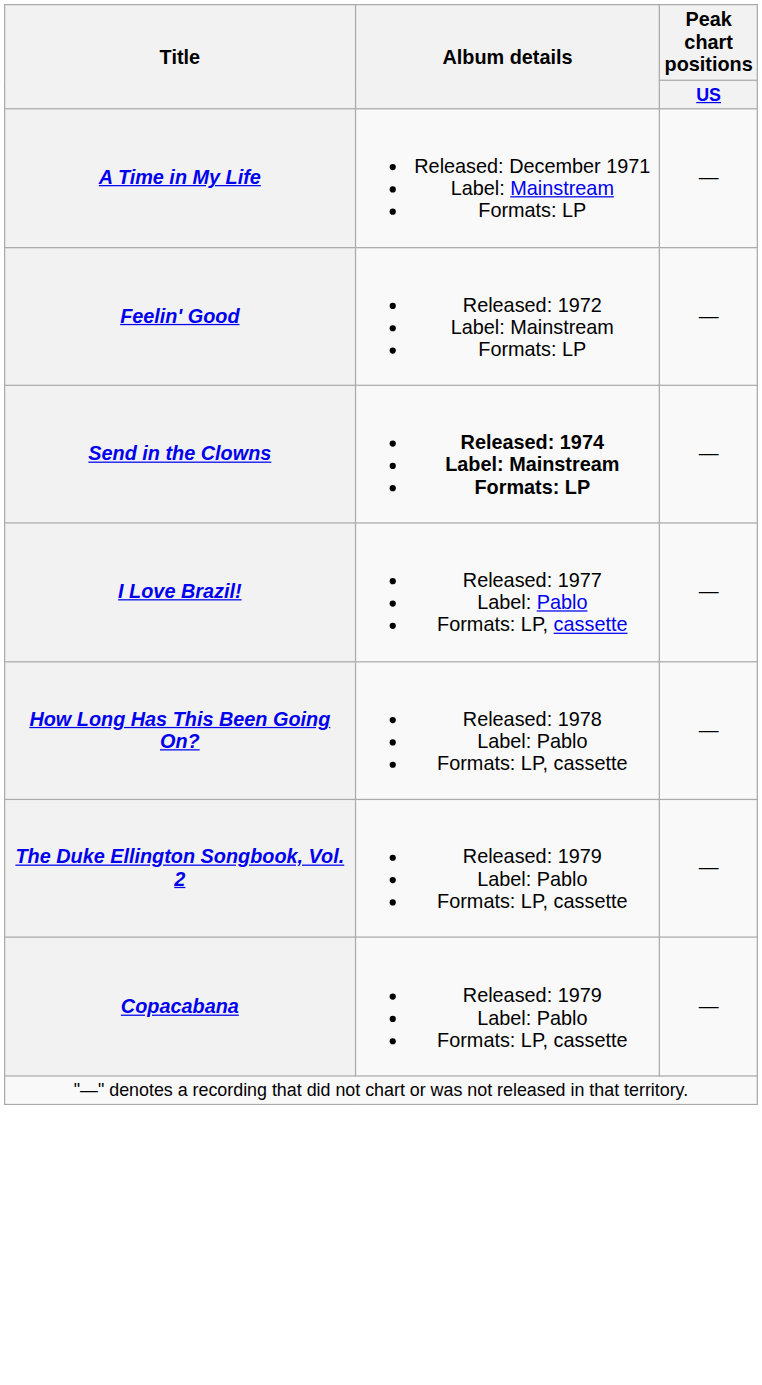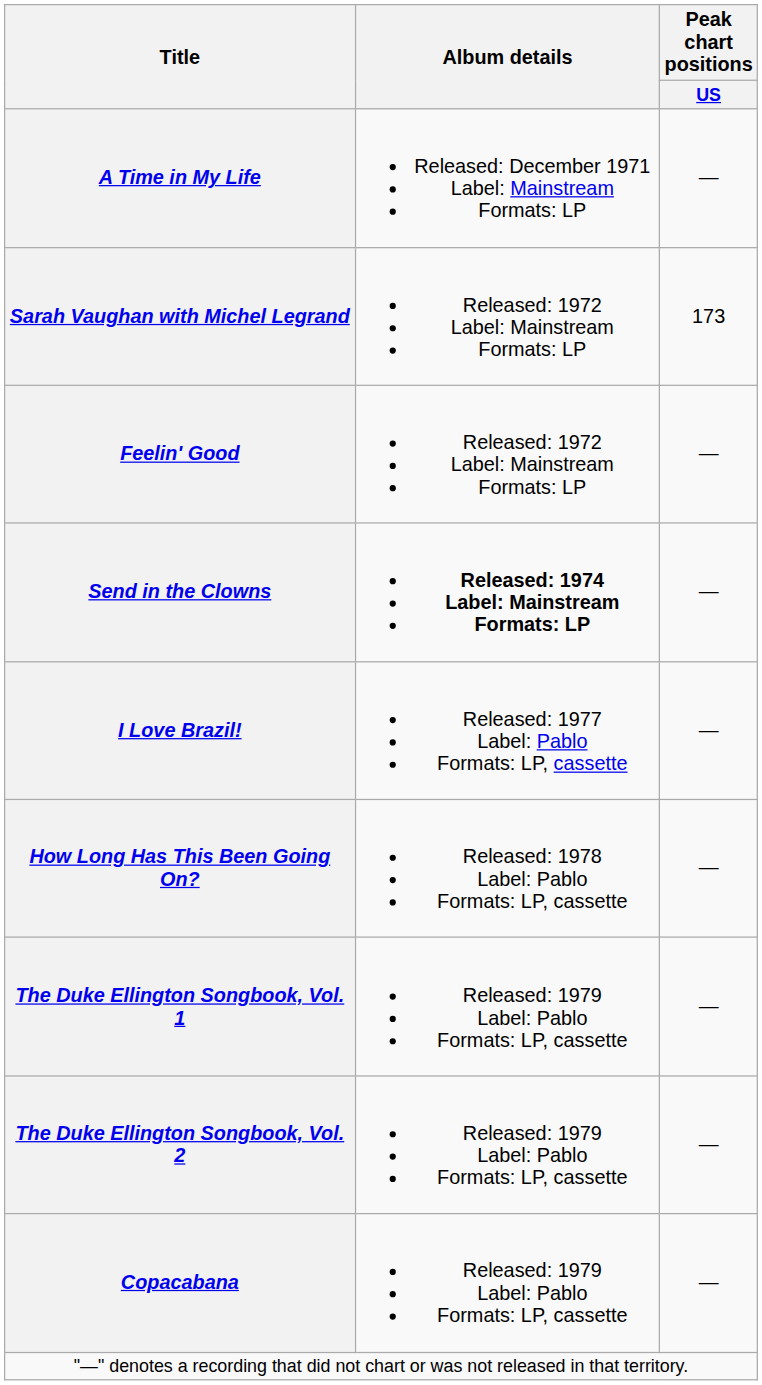+ row: (180, 315)
+ row: (180, 1006)
